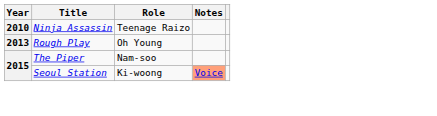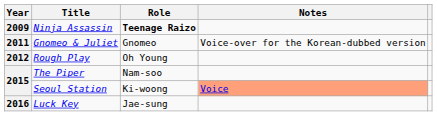(18, 27) 2010 -> (18, 27) 2009
(154, 27) normal -> (159, 27) bold
+ row: (76, 42)
(18, 42) 2013 -> (18, 58) 2012
+ row: (56, 104)
